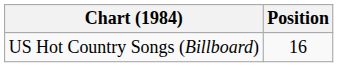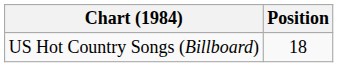(298, 47) 16 -> (298, 47) 18
